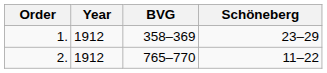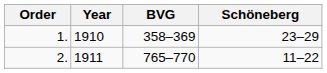(89, 36) 1912 -> (89, 36) 1910
(89, 57) 1912 -> (89, 57) 1911
